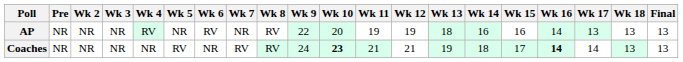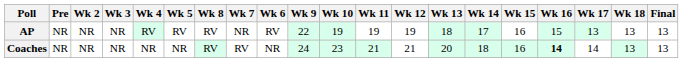columns swapped: (211, 13) <-> (273, 13)
(180, 31) NR -> (180, 31) RV
(337, 31) 20 -> (337, 31) 19
(483, 31) 16 -> (483, 31) 17
(556, 31) 14 -> (556, 31) 15
(180, 48) RV -> (180, 48) NR
(337, 48) bold -> (337, 48) normal
(447, 48) 19 -> (447, 48) 20
(520, 48) 17 -> (520, 48) 16
